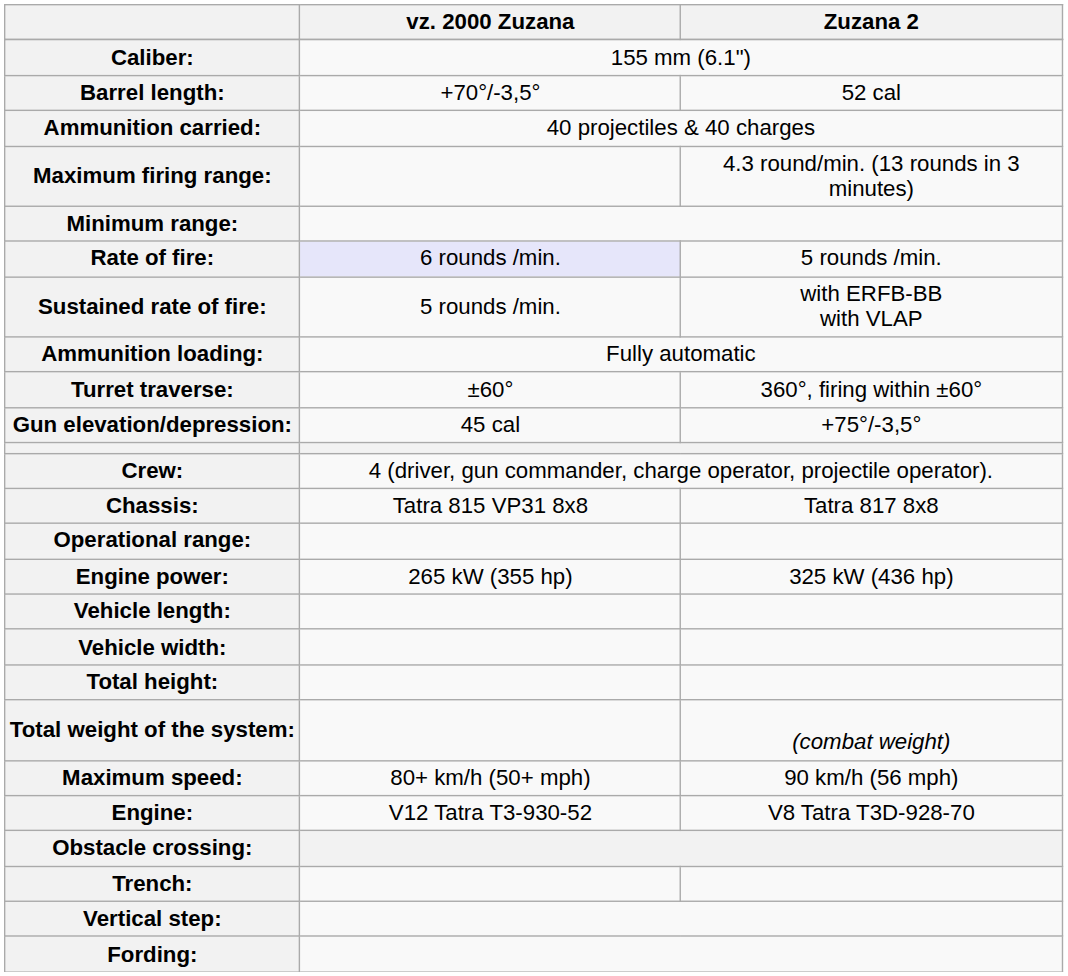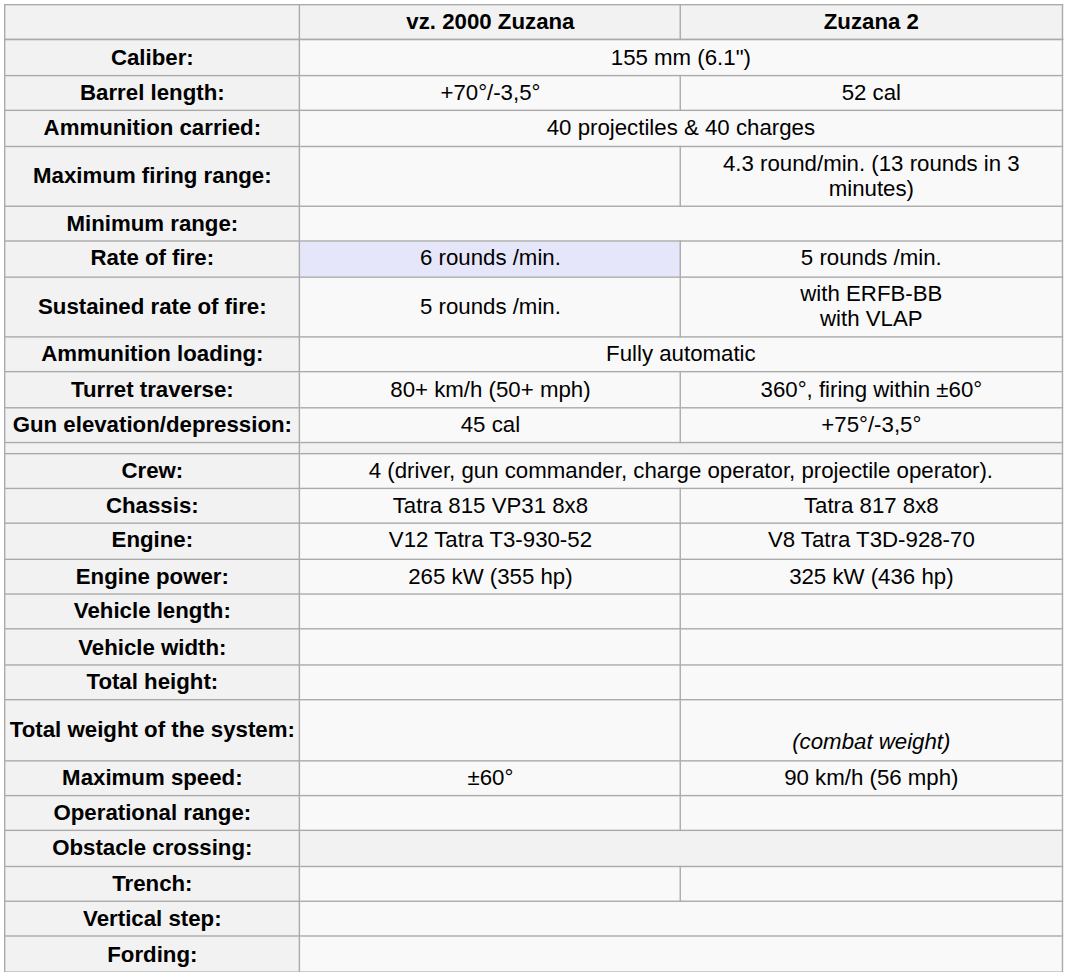(490, 389) ±60° -> (490, 389) 80+ km/h (50+ mph)
rows swapped: (152, 812) <-> (152, 540)
(490, 777) 80+ km/h (50+ mph) -> (490, 777) ±60°
